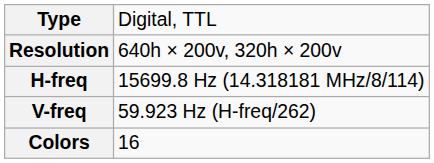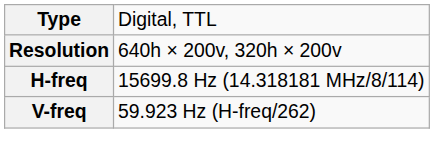- row: (59, 142)
